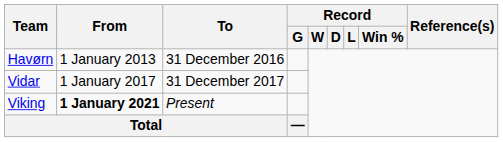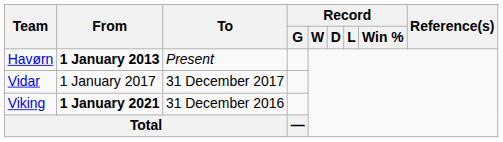(108, 59) normal -> (110, 59) bold
(225, 59) 31 December 2016 -> (190, 59) Present
(190, 103) Present -> (225, 103) 31 December 2016
